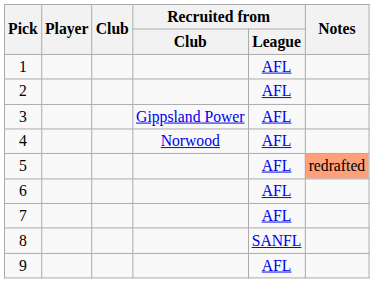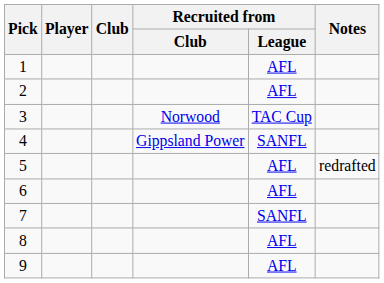(190, 116) Gippsland Power -> (190, 116) Norwood
(277, 116) AFL -> (282, 116) TAC Cup
(190, 141) Norwood -> (190, 141) Gippsland Power
(277, 141) AFL -> (282, 141) SANFL
(337, 166) lightsalmon background -> (347, 166) no background
(277, 215) AFL -> (282, 215) SANFL
(277, 240) SANFL -> (282, 240) AFL
